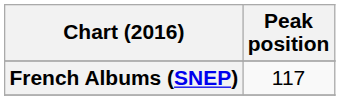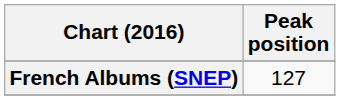(289, 77) 117 -> (289, 77) 127
